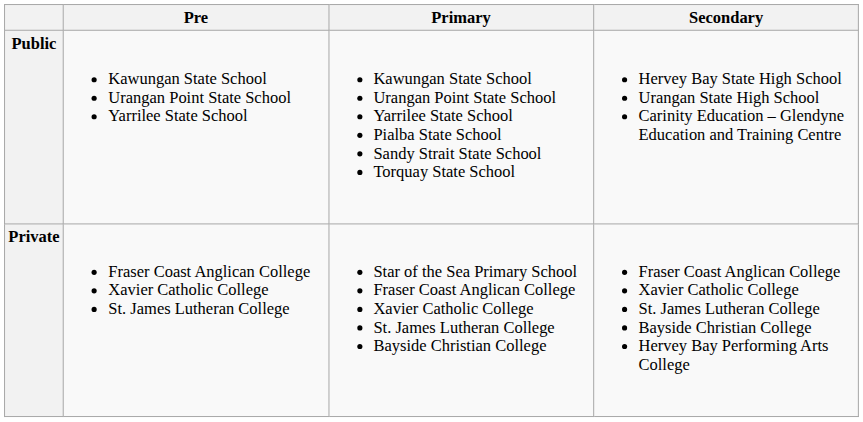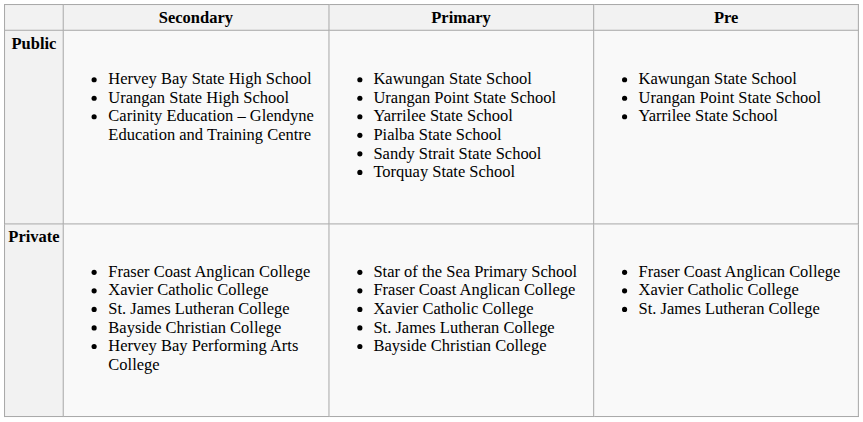columns swapped: (196, 17) <-> (726, 17)
